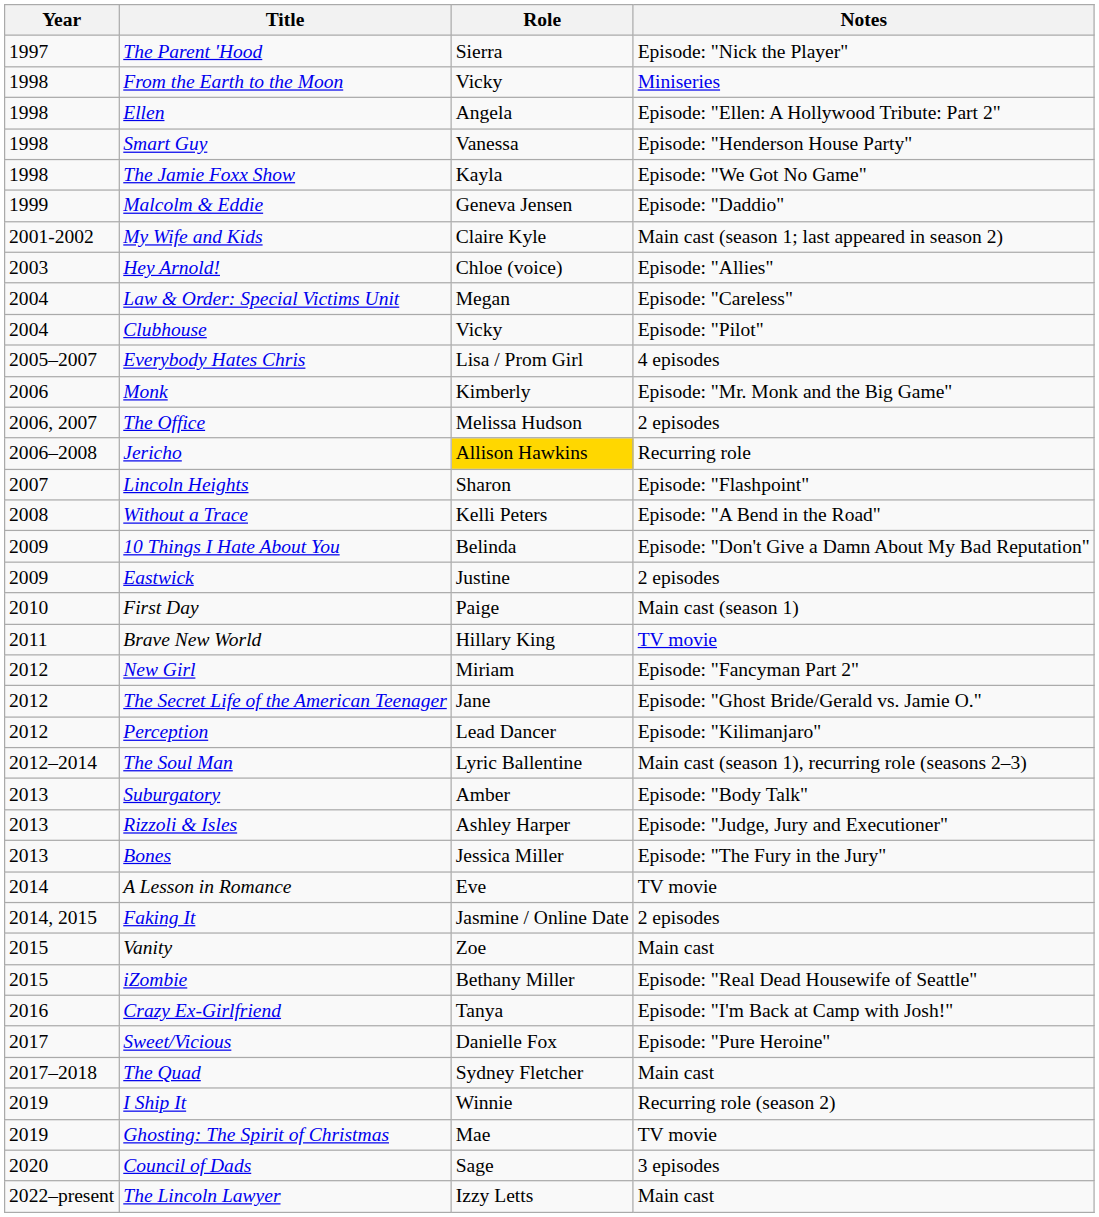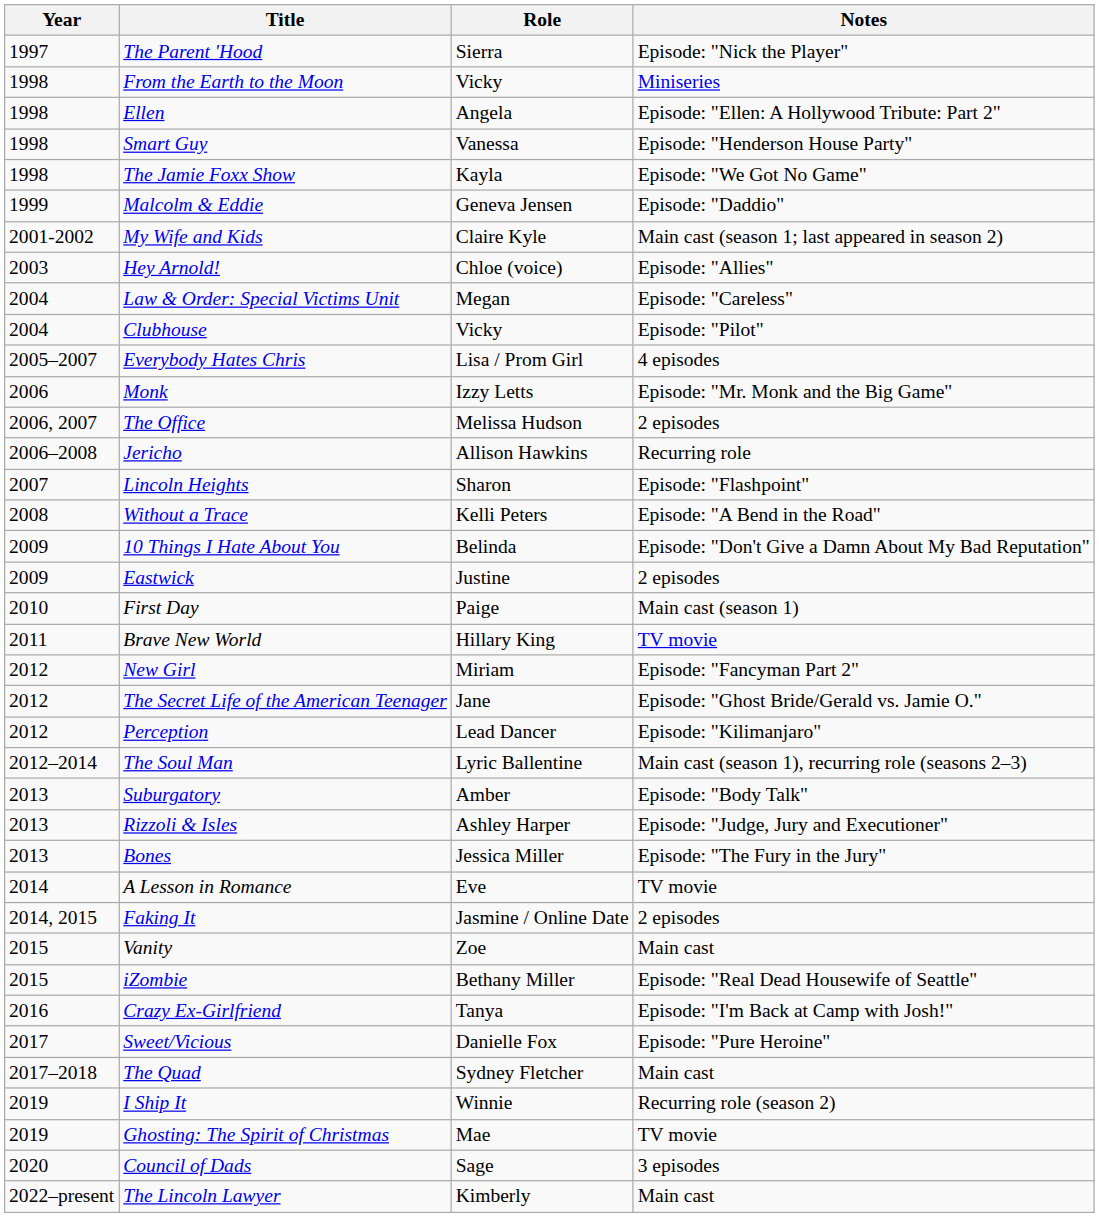(493, 391) Kimberly -> (494, 391) Izzy Letts
(522, 453) gold background -> (522, 453) no background
(494, 1196) Izzy Letts -> (493, 1196) Kimberly
